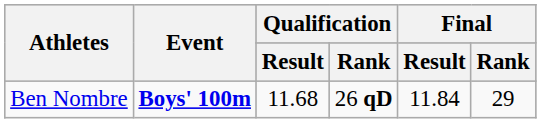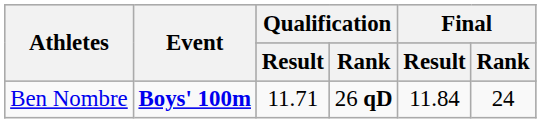(293, 99) 11.68 -> (293, 99) 11.71
(503, 99) 29 -> (503, 99) 24
